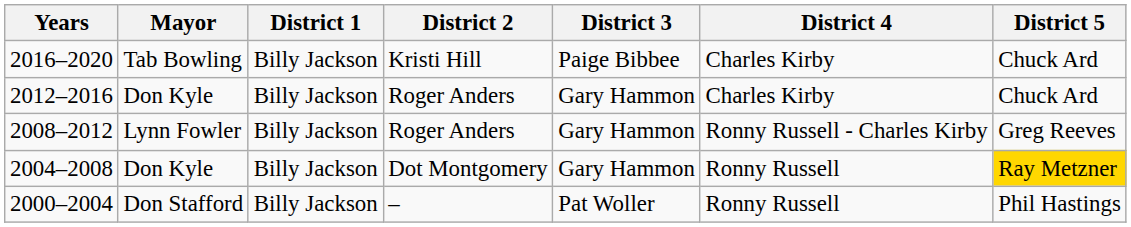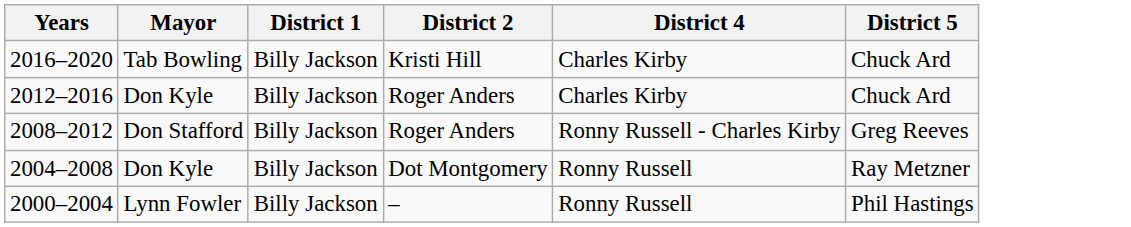- column: (627, 22)
(182, 131) Lynn Fowler -> (183, 131) Don Stafford
(1058, 167) gold background -> (910, 167) no background
(183, 204) Don Stafford -> (182, 204) Lynn Fowler
